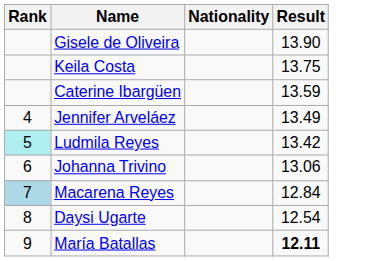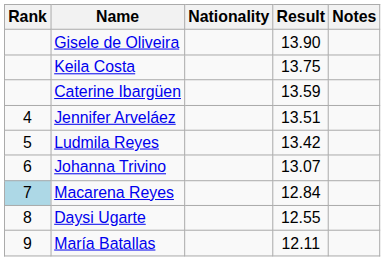+ column: (354, 17)
(301, 117) 13.49 -> (301, 117) 13.51
(28, 142) paleturquoise background -> (28, 142) no background
(301, 167) 13.06 -> (301, 167) 13.07
(301, 218) 12.54 -> (301, 218) 12.55
(301, 243) bold -> (301, 243) normal
